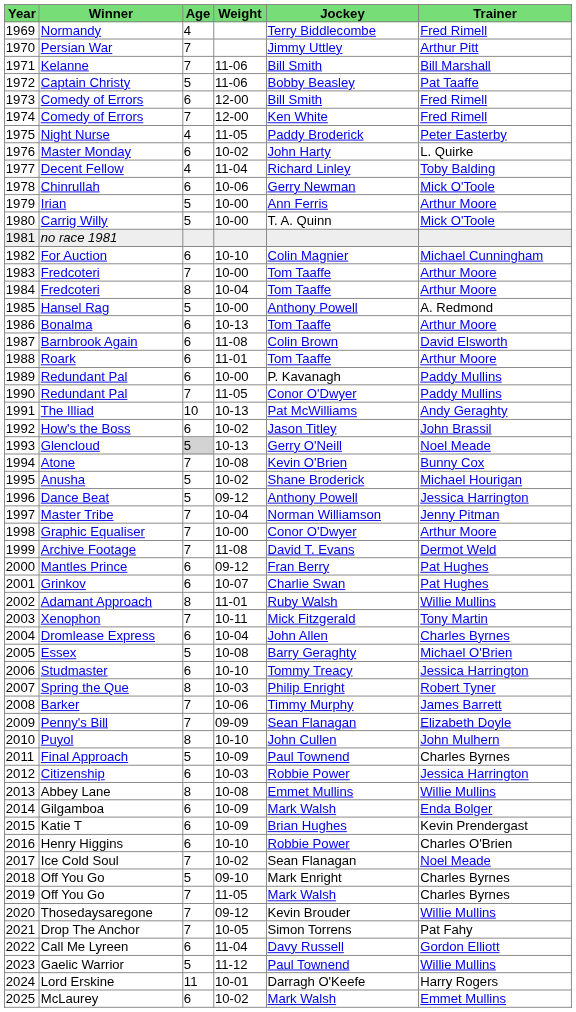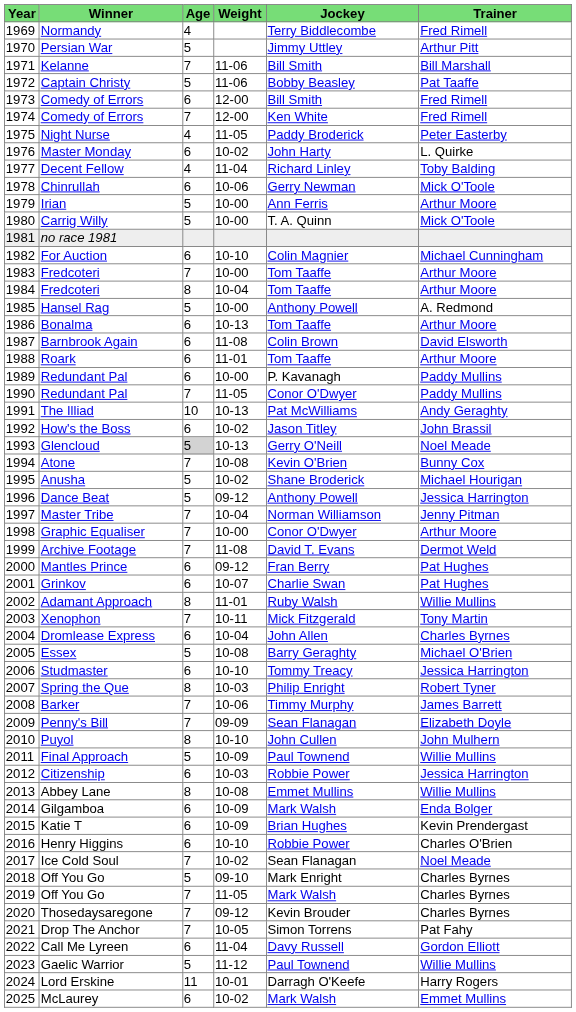(187, 48) 7 -> (187, 48) 5
(465, 757) Charles Byrnes -> (458, 757) Willie Mullins
(458, 912) Willie Mullins -> (465, 912) Charles Byrnes
